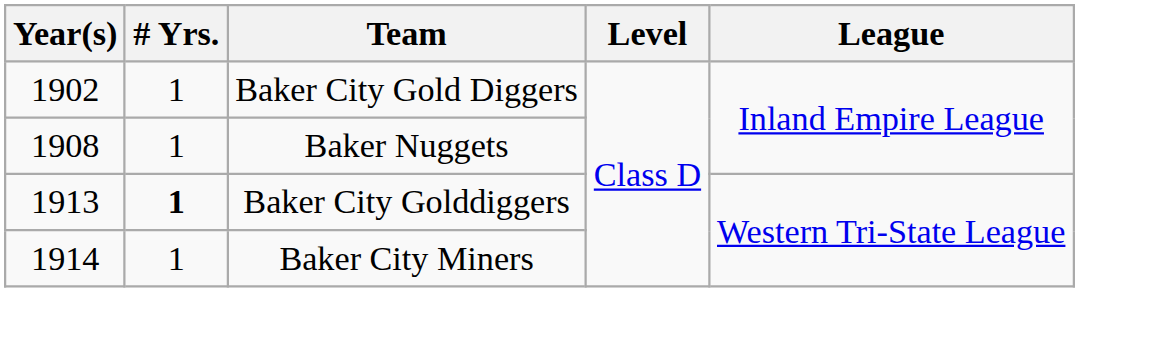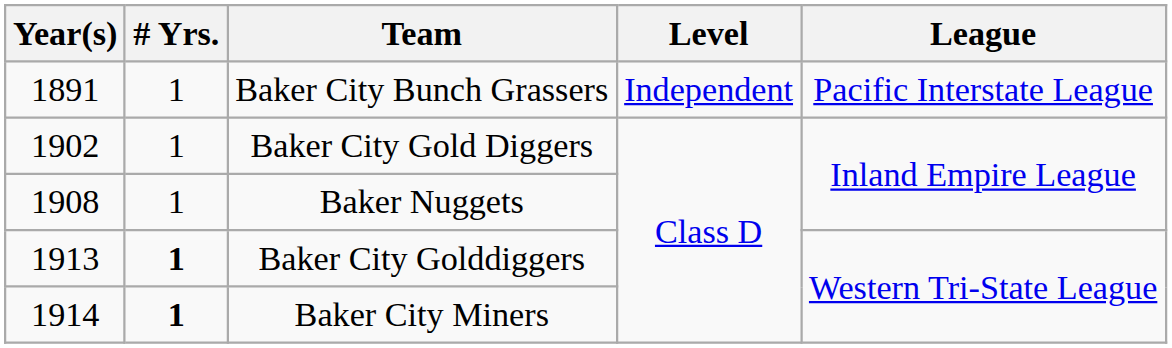+ row: (422, 89)
(176, 258) normal -> (176, 314) bold
